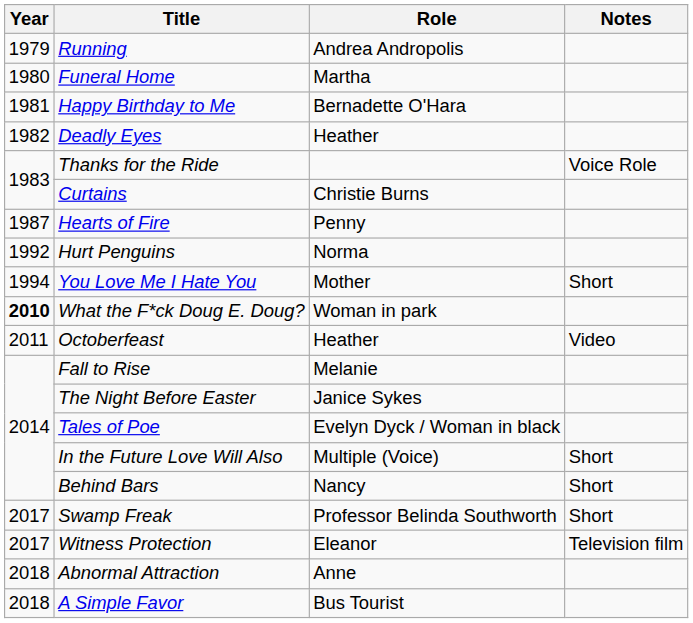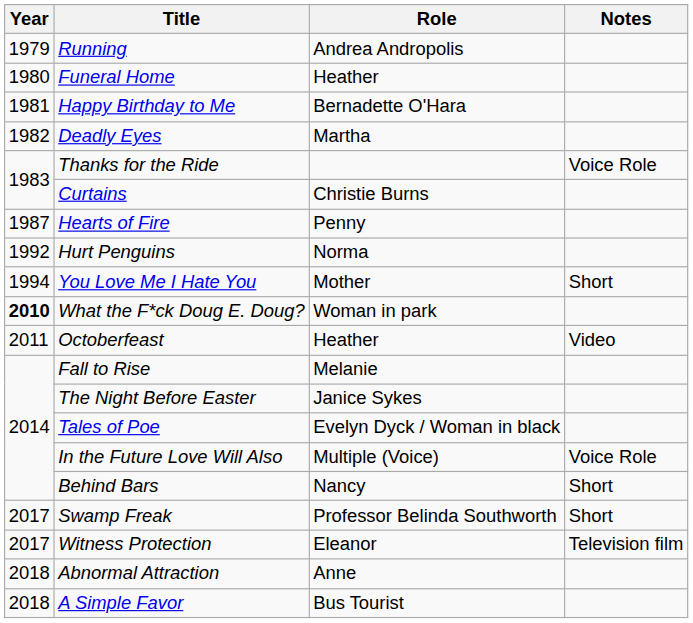(342, 77) Martha -> (346, 77) Heather
(346, 135) Heather -> (342, 135) Martha
(591, 456) Short -> (613, 456) Voice Role
